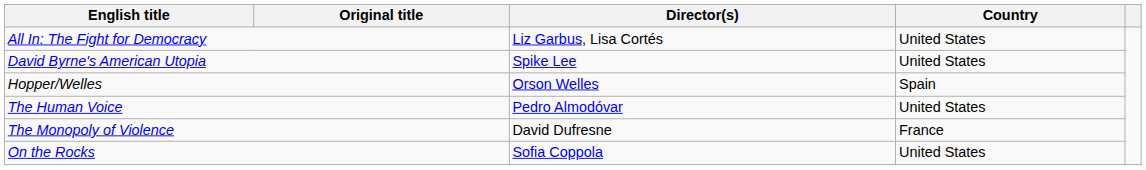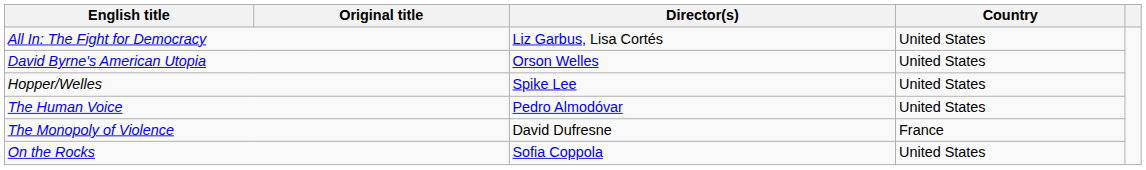(544, 61) Spike Lee -> (556, 61) Orson Welles
(556, 84) Orson Welles -> (544, 84) Spike Lee
(917, 84) Spain -> (942, 84) United States
